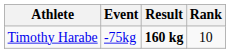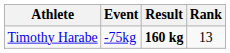(206, 37) 10 -> (206, 37) 13
